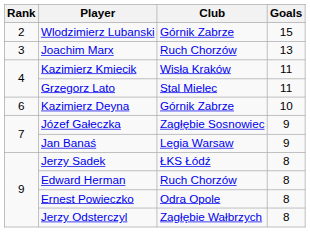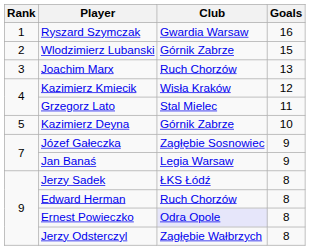+ row: (91, 32)
(286, 69) 11 -> (286, 87) 12
(21, 106) 6 -> (21, 124) 5
(190, 198) no background -> (190, 217) lavender background
